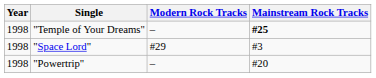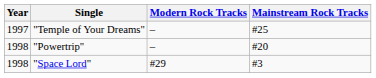(18, 30) 1998 -> (18, 30) 1997
(260, 30) bold -> (260, 30) normal
rows swapped: (62, 47) <-> (59, 64)
